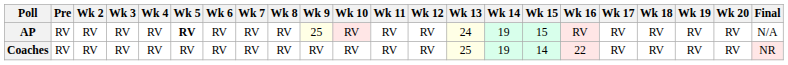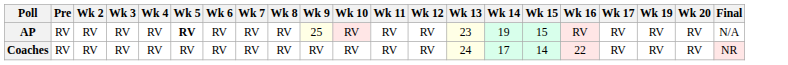- column: (656, 13)
(465, 32) 24 -> (465, 32) 23
(465, 50) 25 -> (465, 50) 24
(504, 50) 19 -> (504, 50) 17
